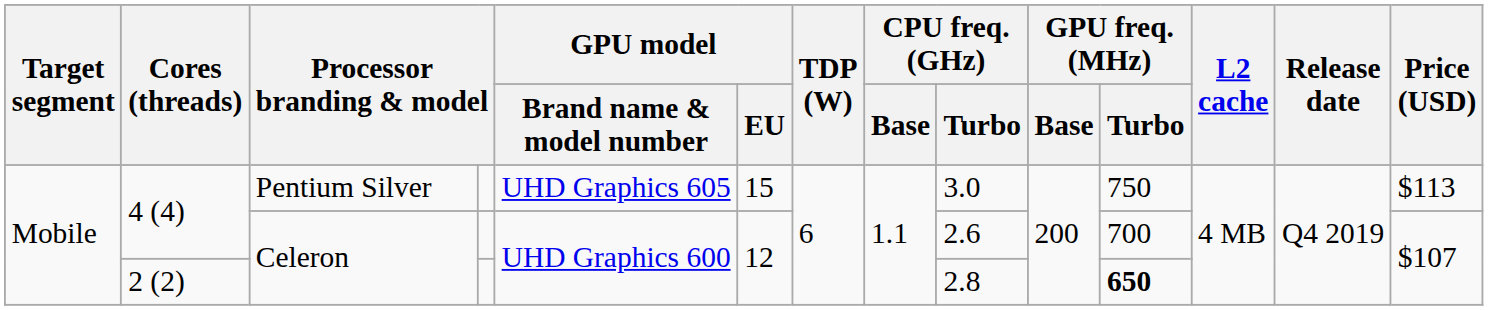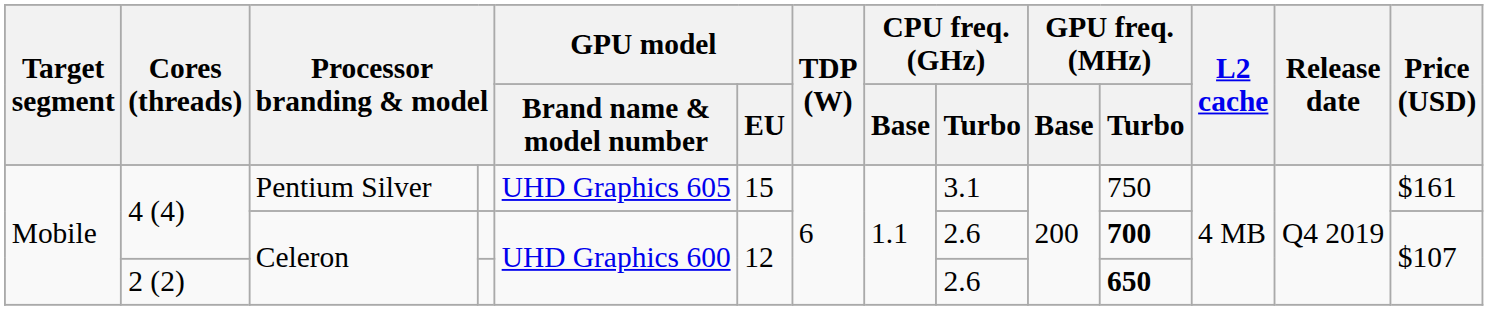(962, 187) 3.0 -> (962, 187) 3.1
(1427, 187) $113 -> (1427, 187) $161
(1129, 234) normal -> (1129, 234) bold
(962, 280) 2.8 -> (962, 280) 2.6
